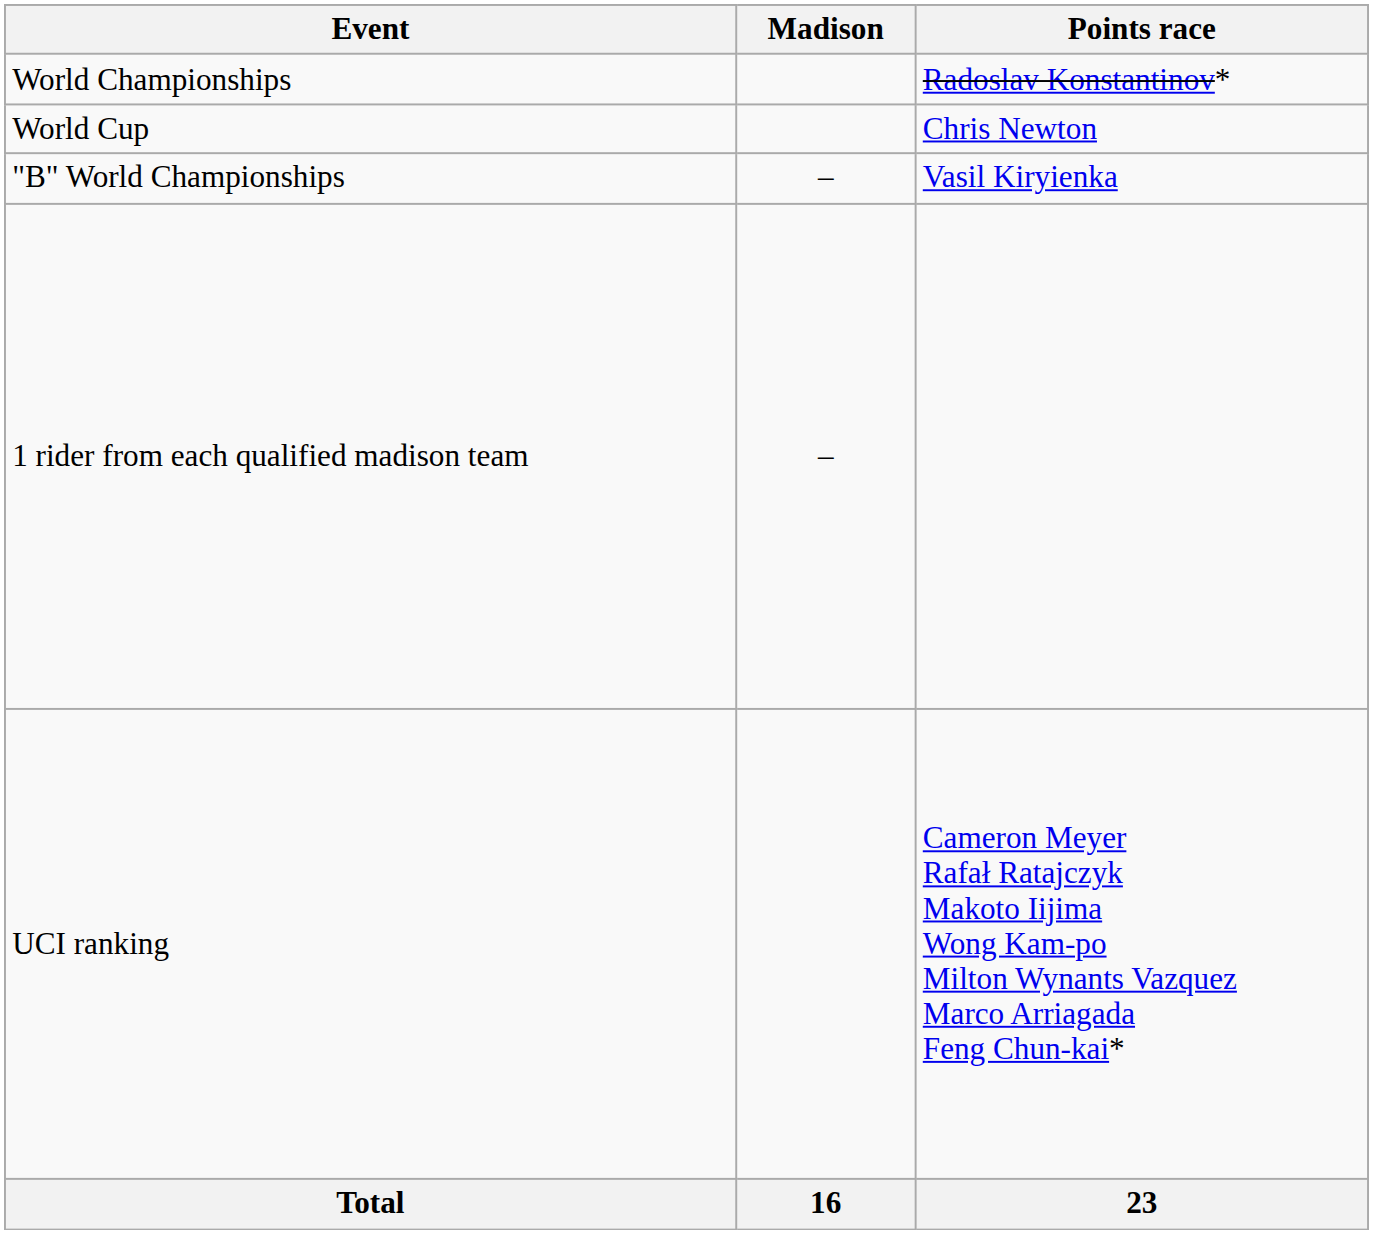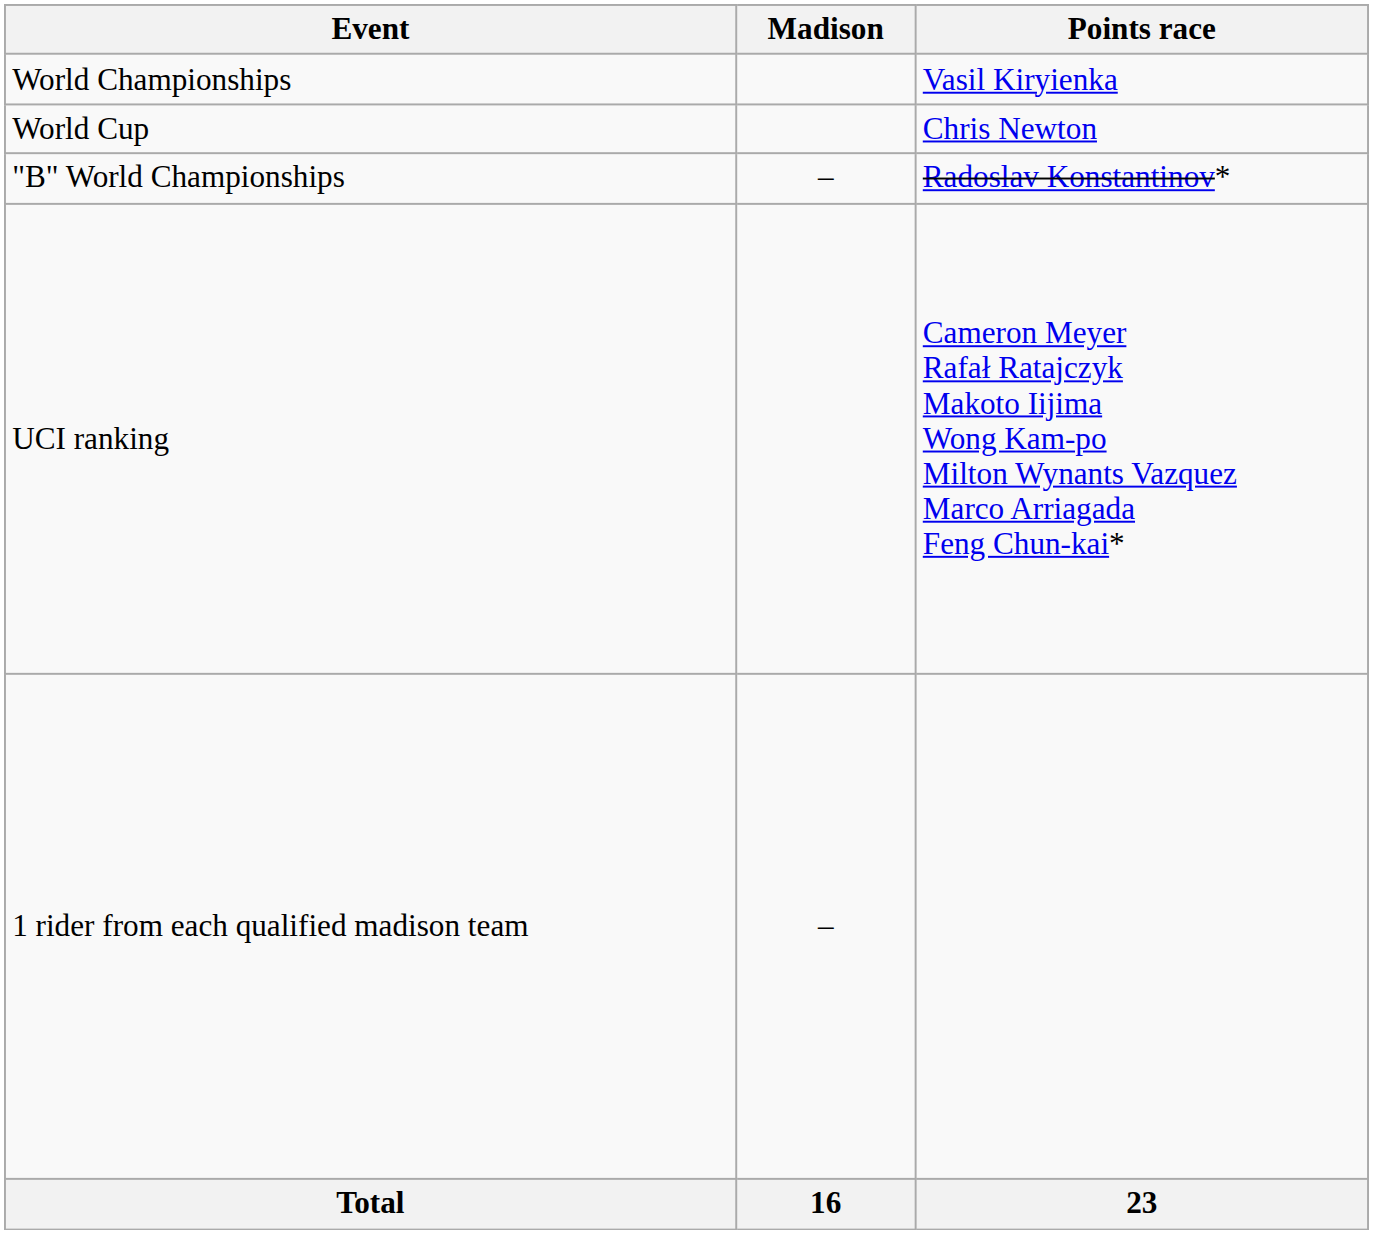(1077, 78) Radoslav Konstantinov* -> (1020, 78) Vasil Kiryienka
(1020, 177) Vasil Kiryienka -> (1077, 177) Radoslav Konstantinov*
rows swapped: (91, 943) <-> (270, 455)
